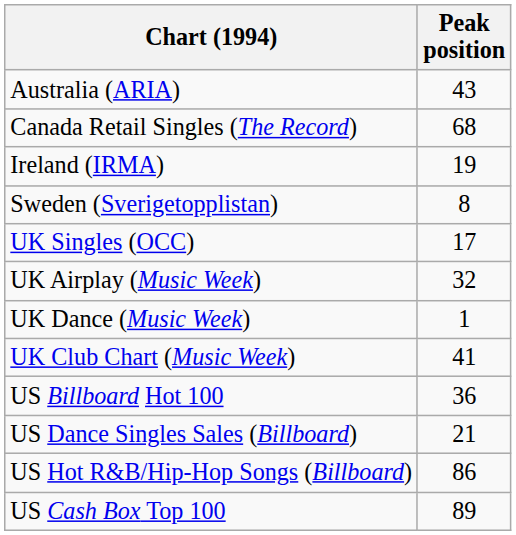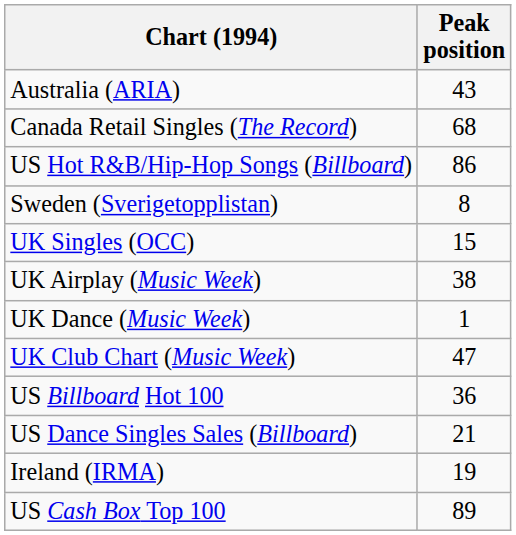rows swapped: (87, 165) <-> (211, 472)
(464, 242) 17 -> (464, 242) 15
(464, 280) 32 -> (464, 280) 38
(464, 357) 41 -> (464, 357) 47
